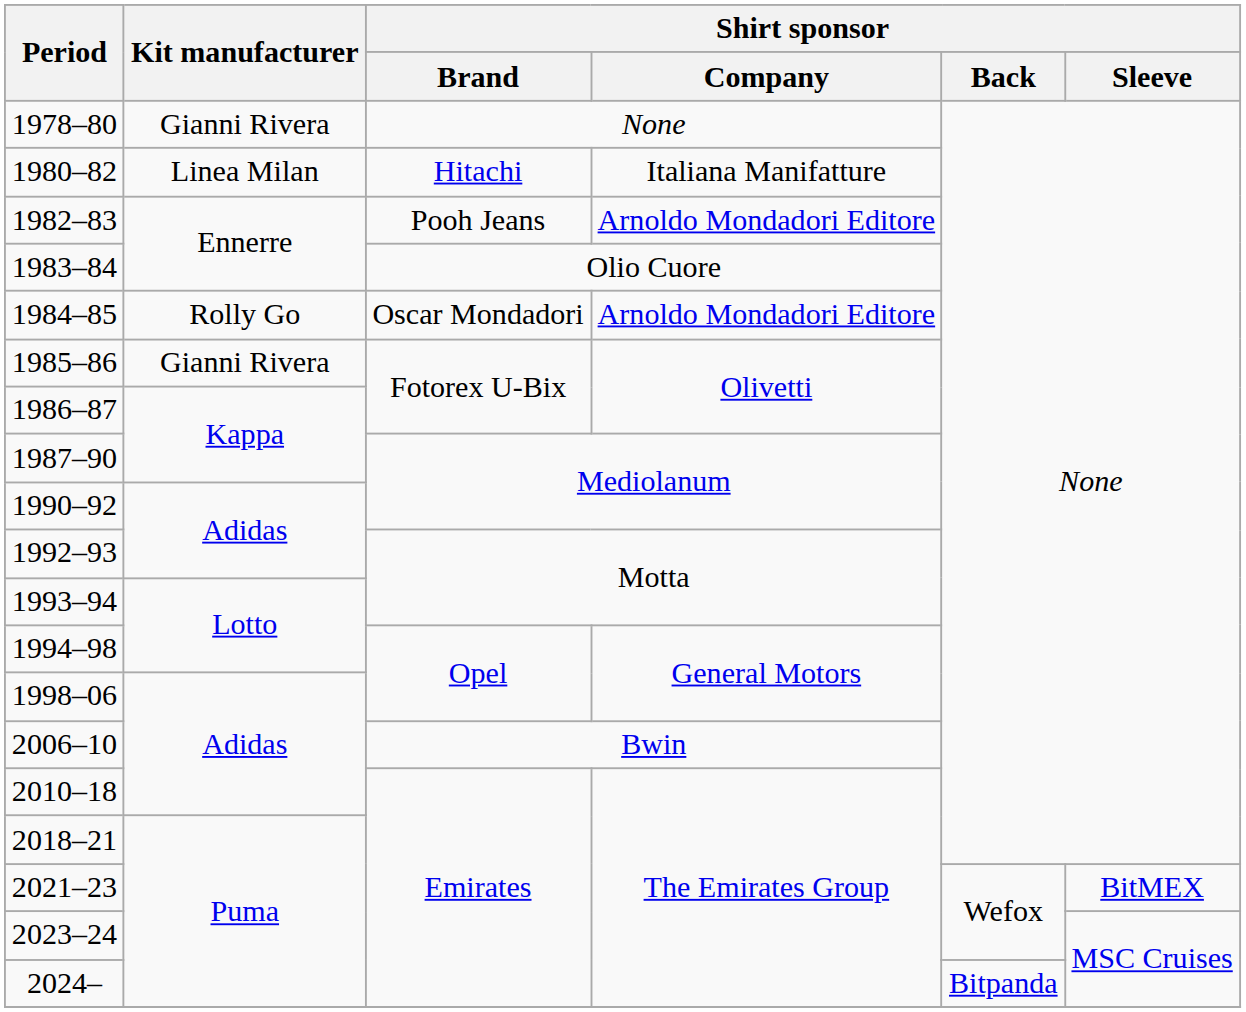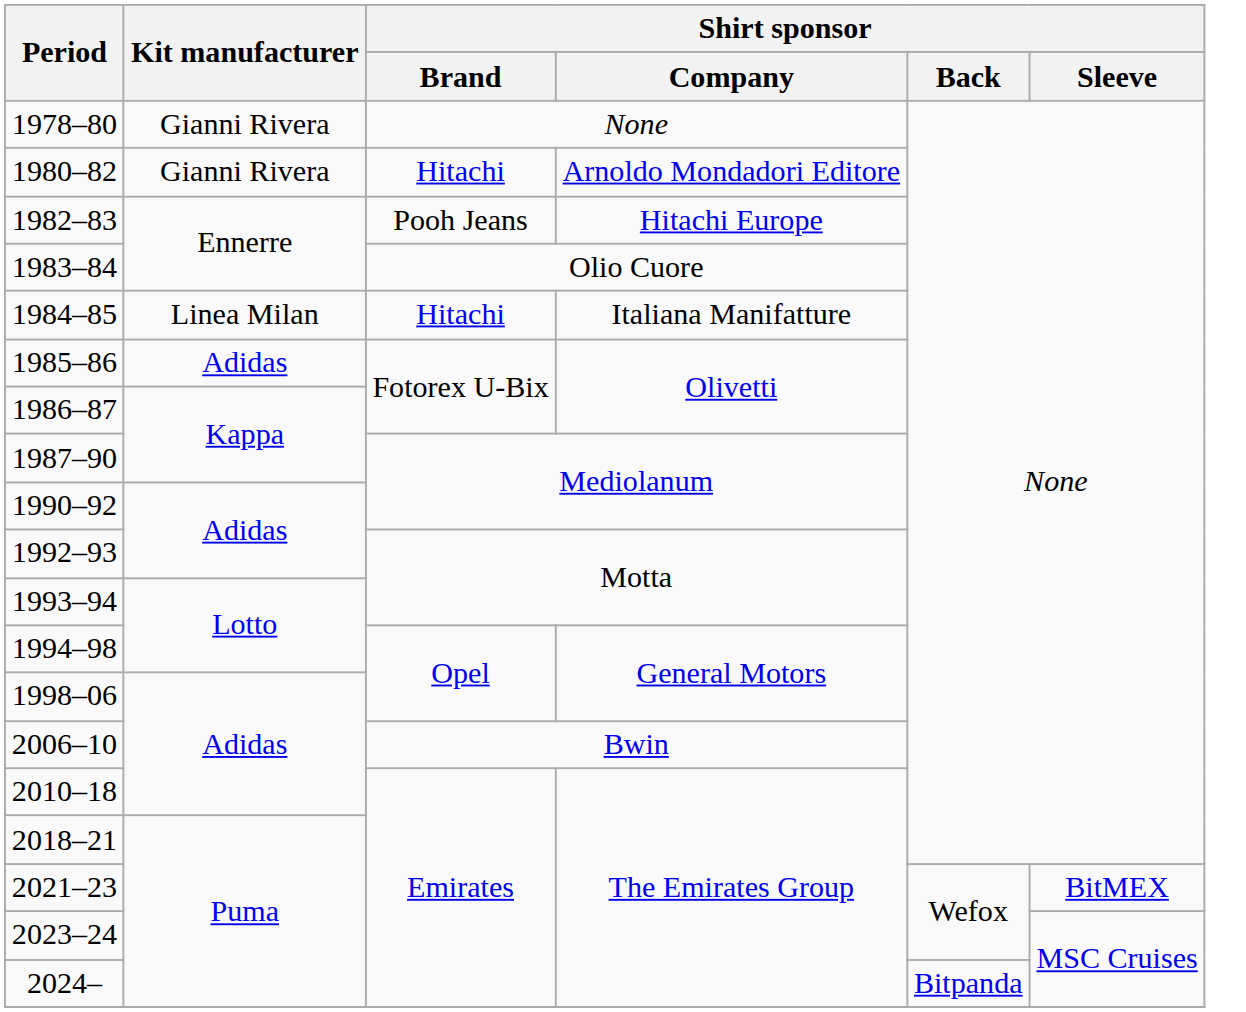(245, 171) Linea Milan -> (245, 171) Gianni Rivera
(766, 171) Italiana Manifatture -> (731, 171) Arnoldo Mondadori Editore
(766, 219) Arnoldo Mondadori Editore -> (731, 219) Hitachi Europe
(245, 314) Rolly Go -> (245, 314) Linea Milan
(478, 314) Oscar Mondadori -> (461, 314) Hitachi
(766, 314) Arnoldo Mondadori Editore -> (731, 314) Italiana Manifatture
(245, 362) Gianni Rivera -> (245, 362) Adidas
